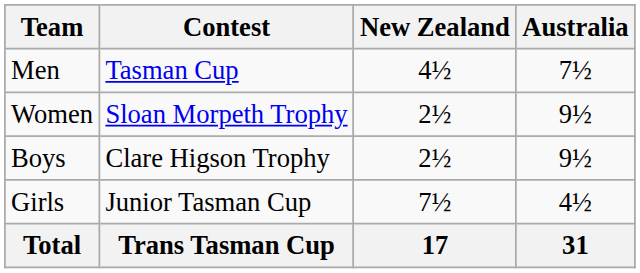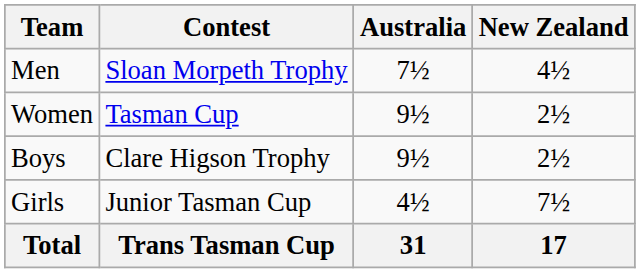columns swapped: (575, 26) <-> (435, 26)
(172, 70) Tasman Cup -> (227, 70) Sloan Morpeth Trophy
(227, 114) Sloan Morpeth Trophy -> (172, 114) Tasman Cup
